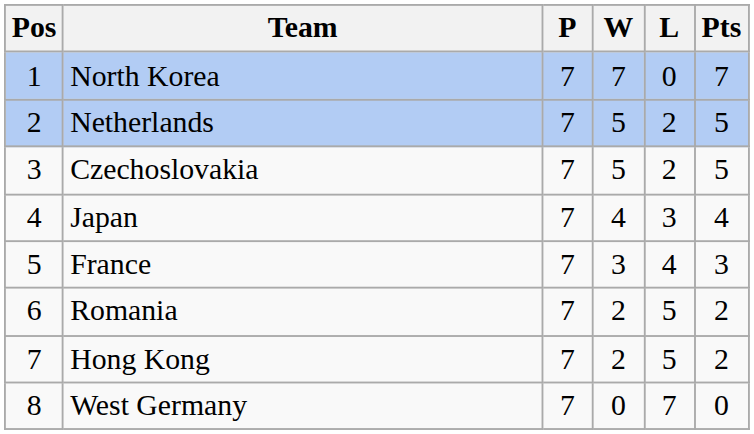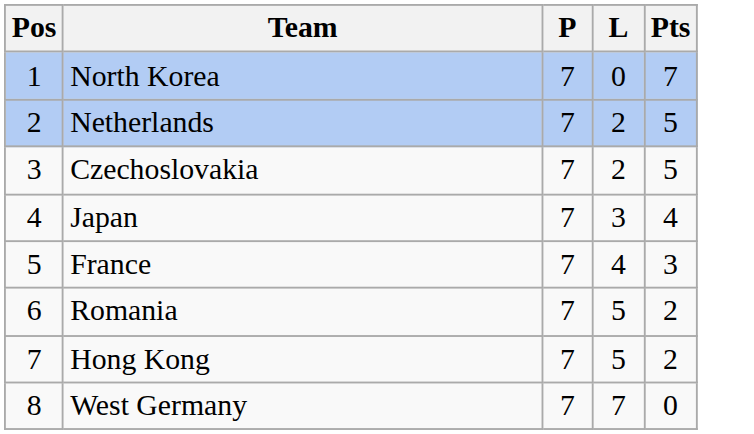- column: (618, 28)
